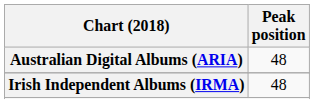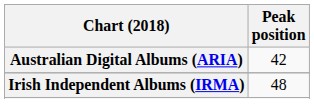(279, 60) 48 -> (279, 60) 42
